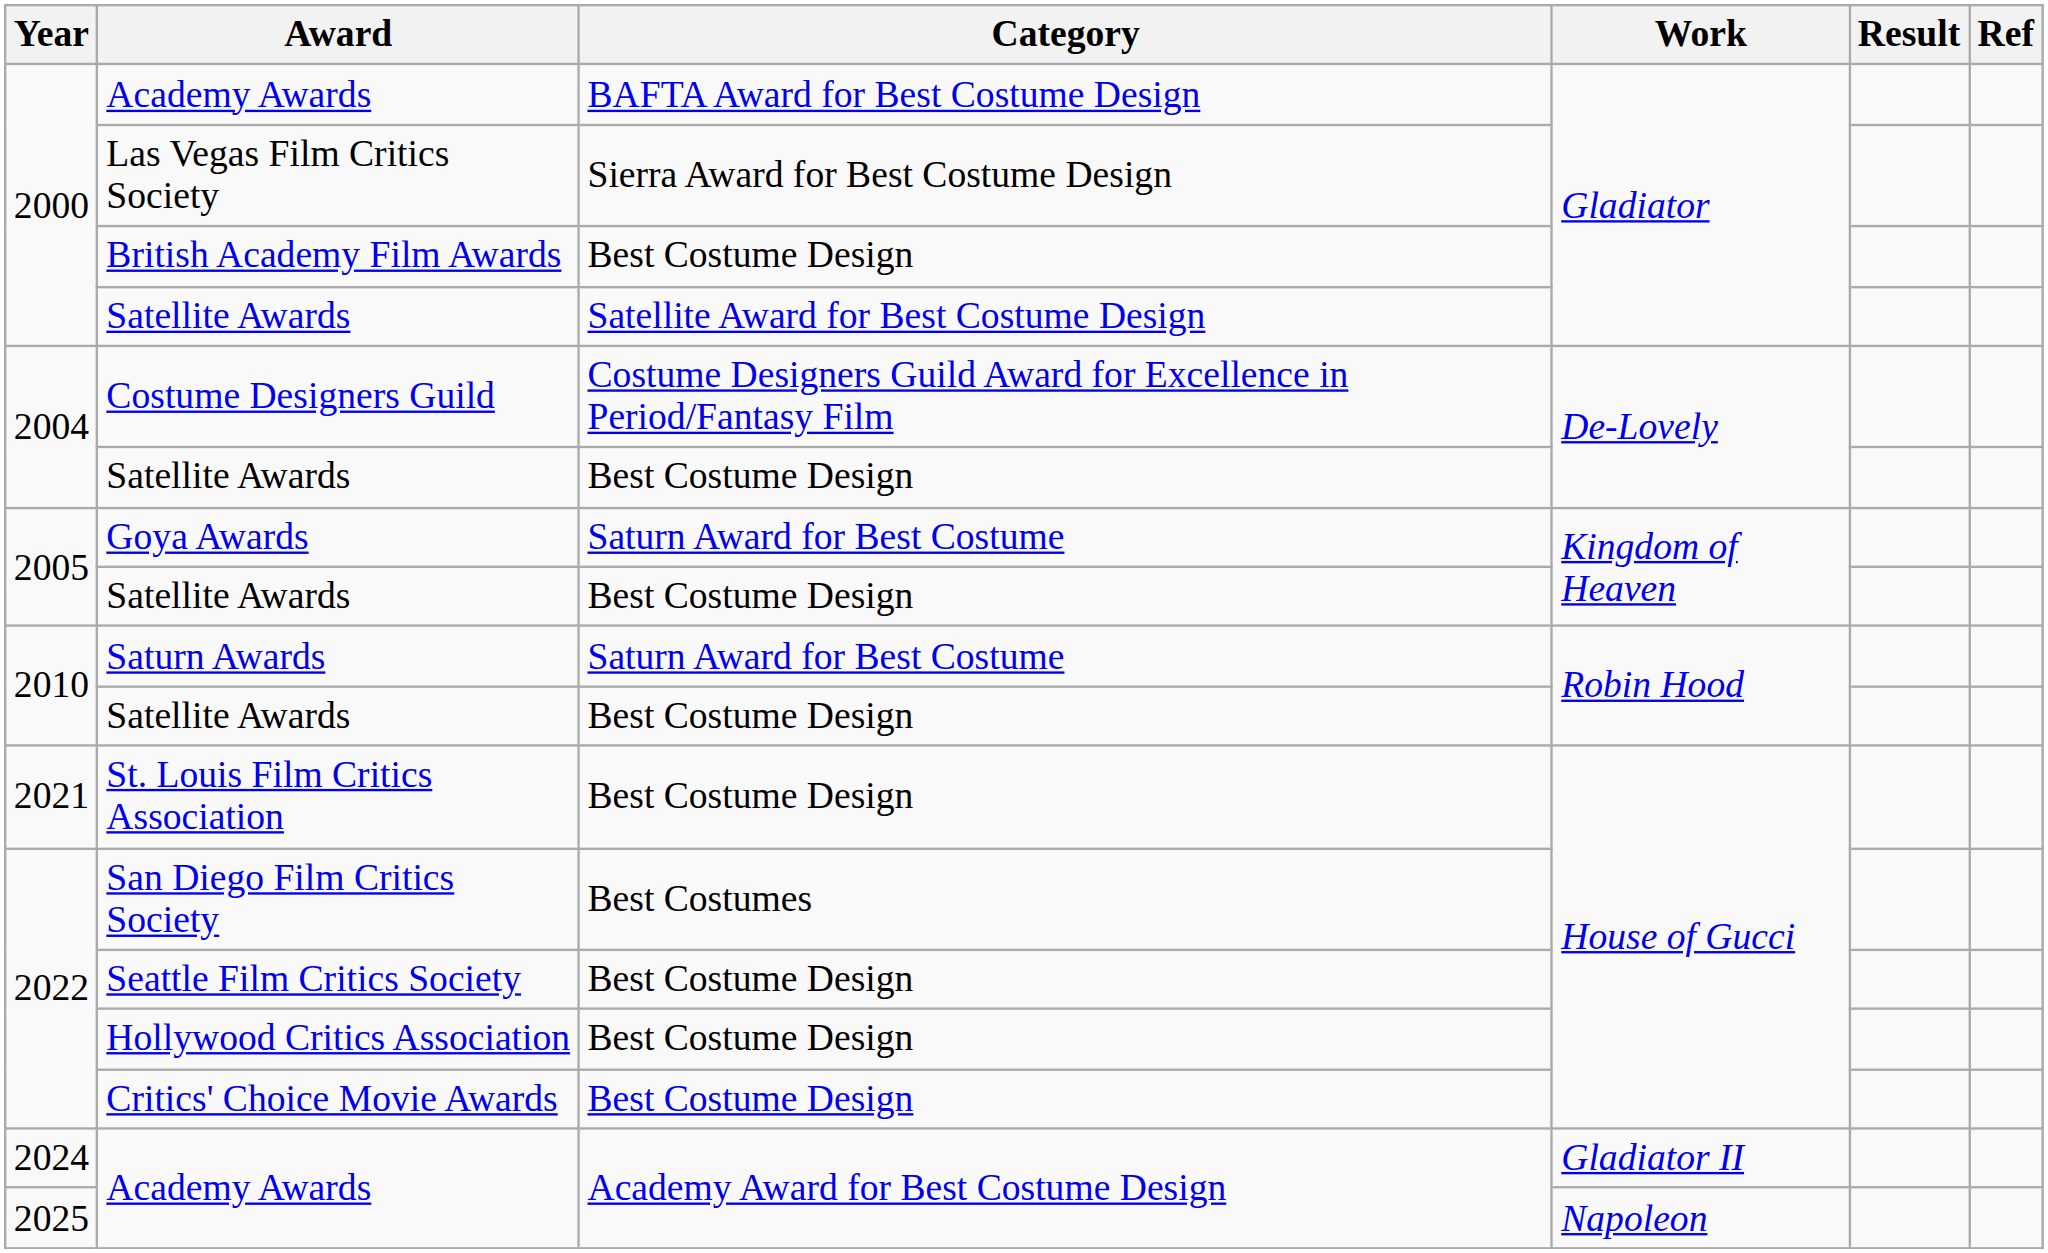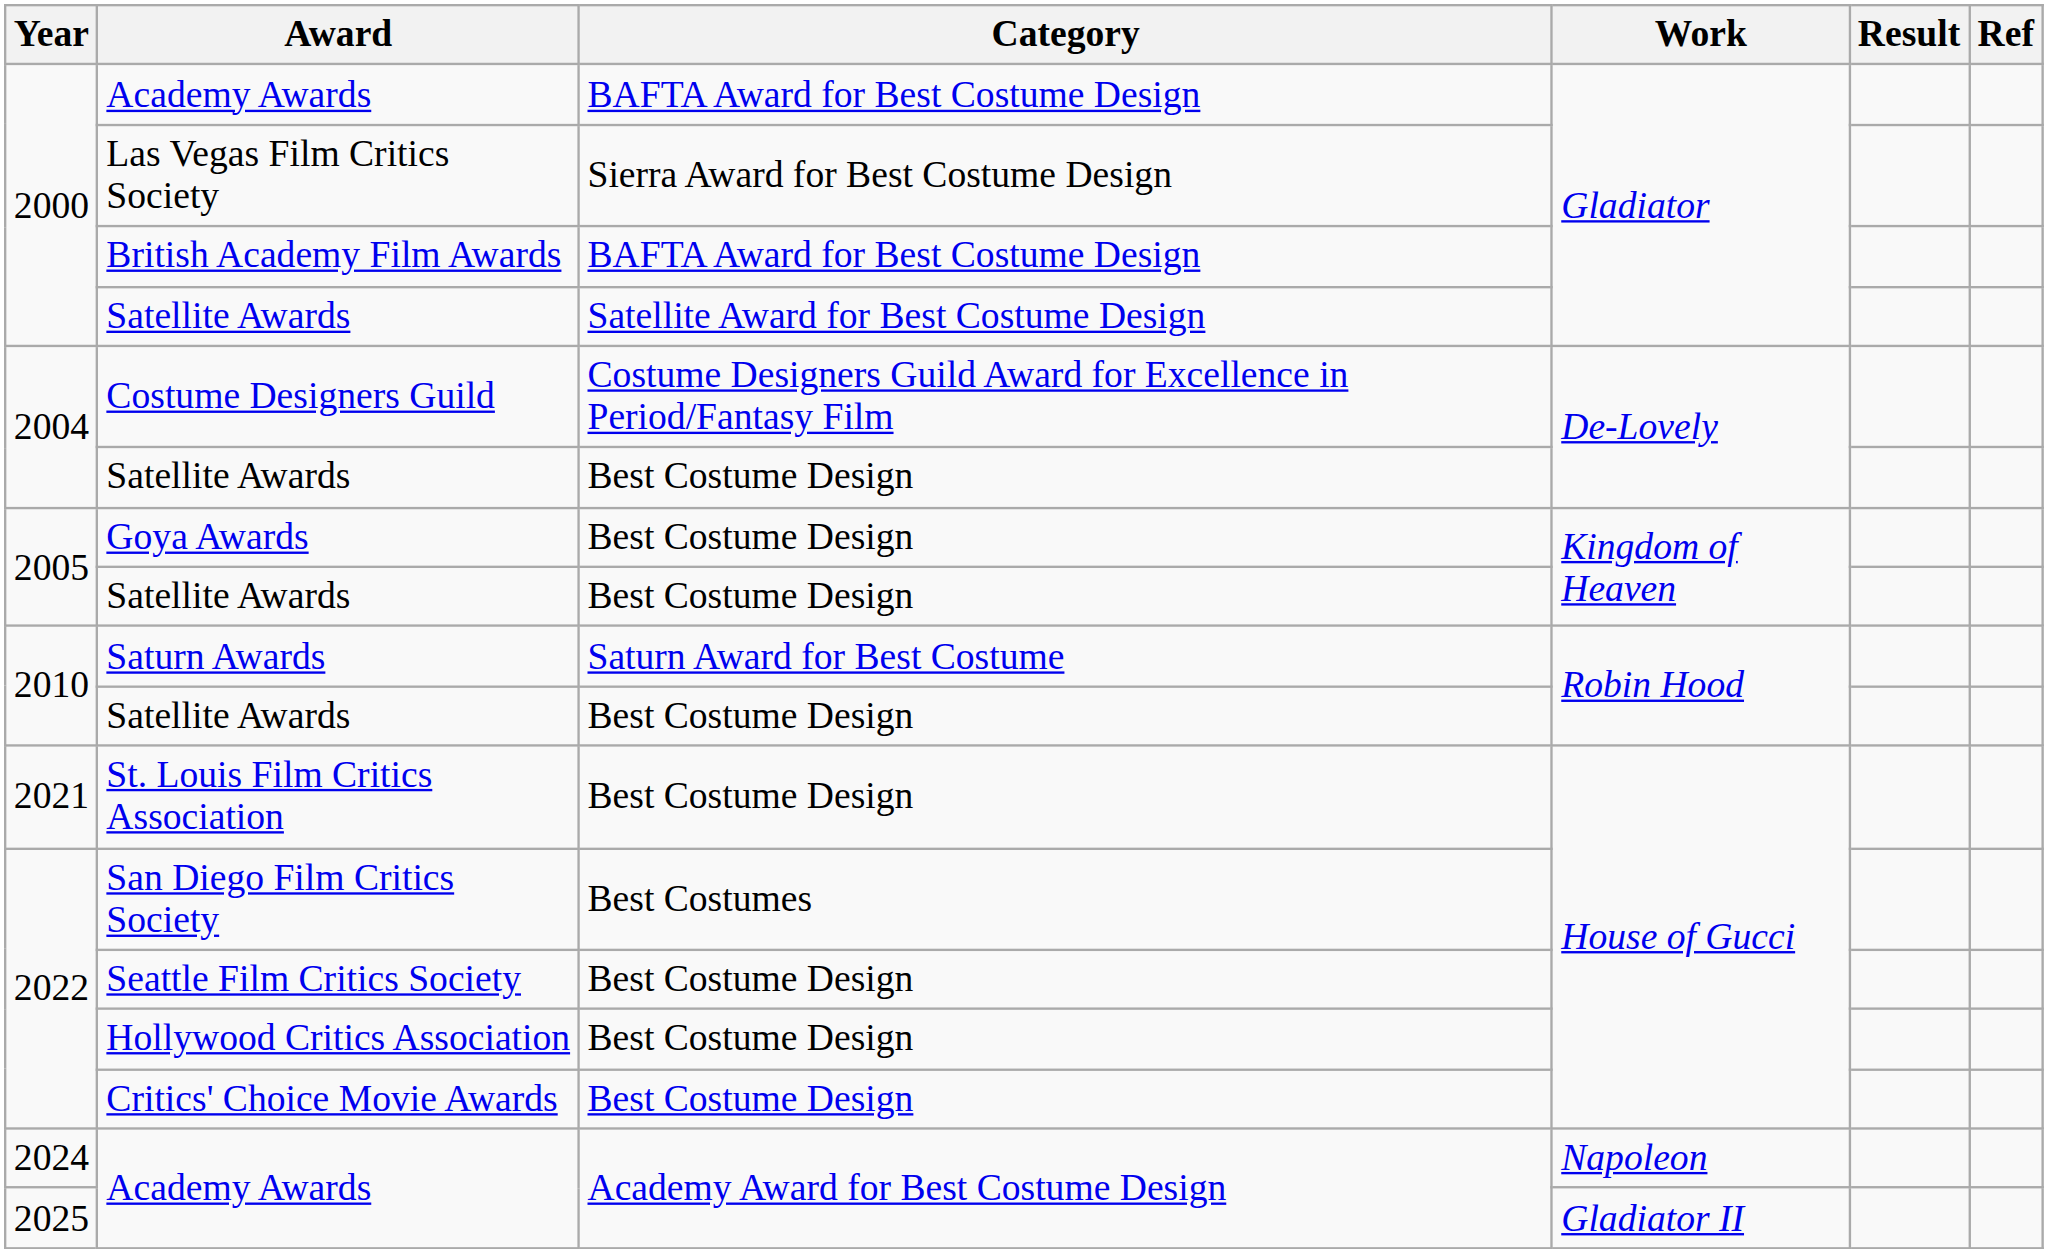(750, 255) Best Costume Design -> (894, 255) BAFTA Award for Best Costume Design
(826, 536) Saturn Award for Best Costume -> (750, 536) Best Costume Design
(1653, 1157) Gladiator II -> (1634, 1157) Napoleon
(1634, 1217) Napoleon -> (1653, 1217) Gladiator II
